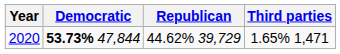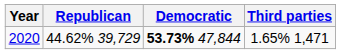columns swapped: (93, 16) <-> (194, 16)
